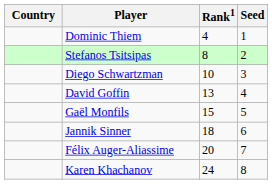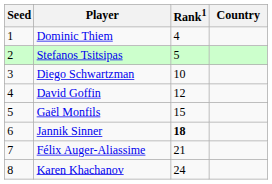columns swapped: (33, 15) <-> (253, 15)
(205, 55) 8 -> (176, 55) 5
(208, 93) 13 -> (179, 93) 12
(208, 131) normal -> (179, 131) bold
(208, 150) 20 -> (179, 150) 21
